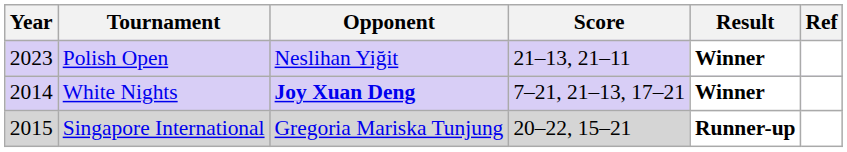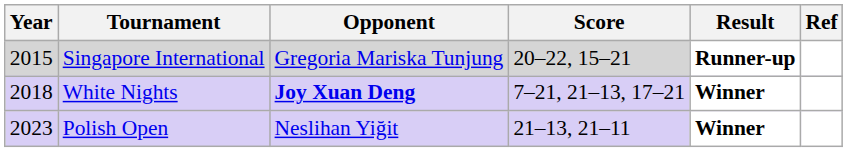rows swapped: (164, 128) <-> (115, 57)
(31, 93) 2014 -> (31, 93) 2018
